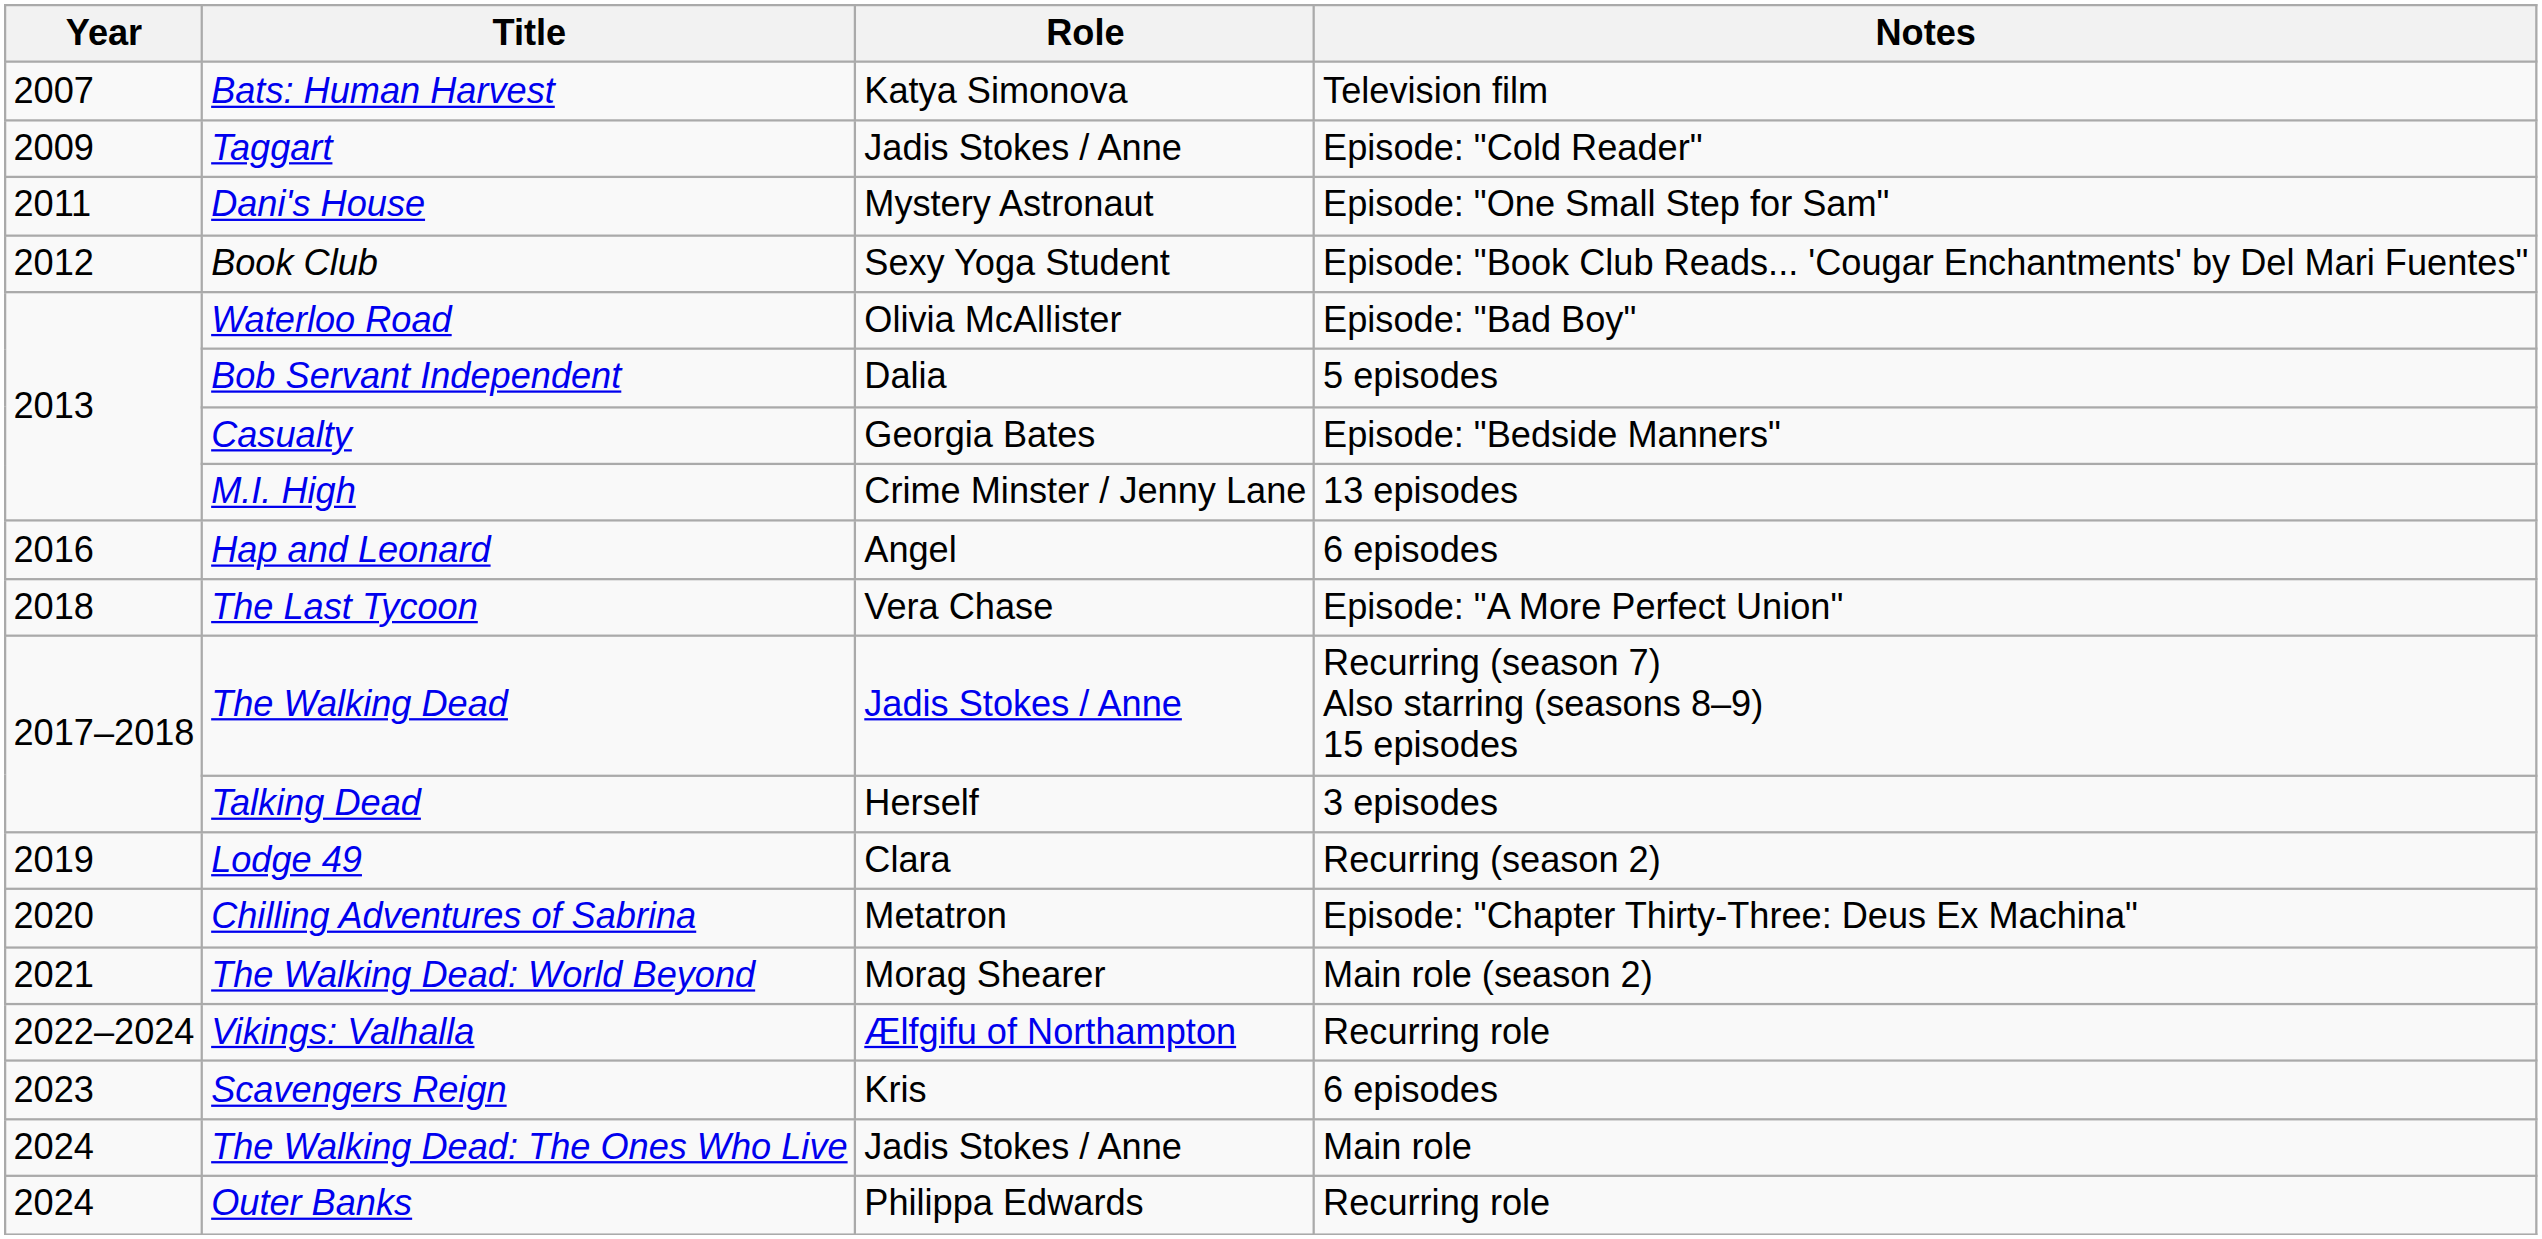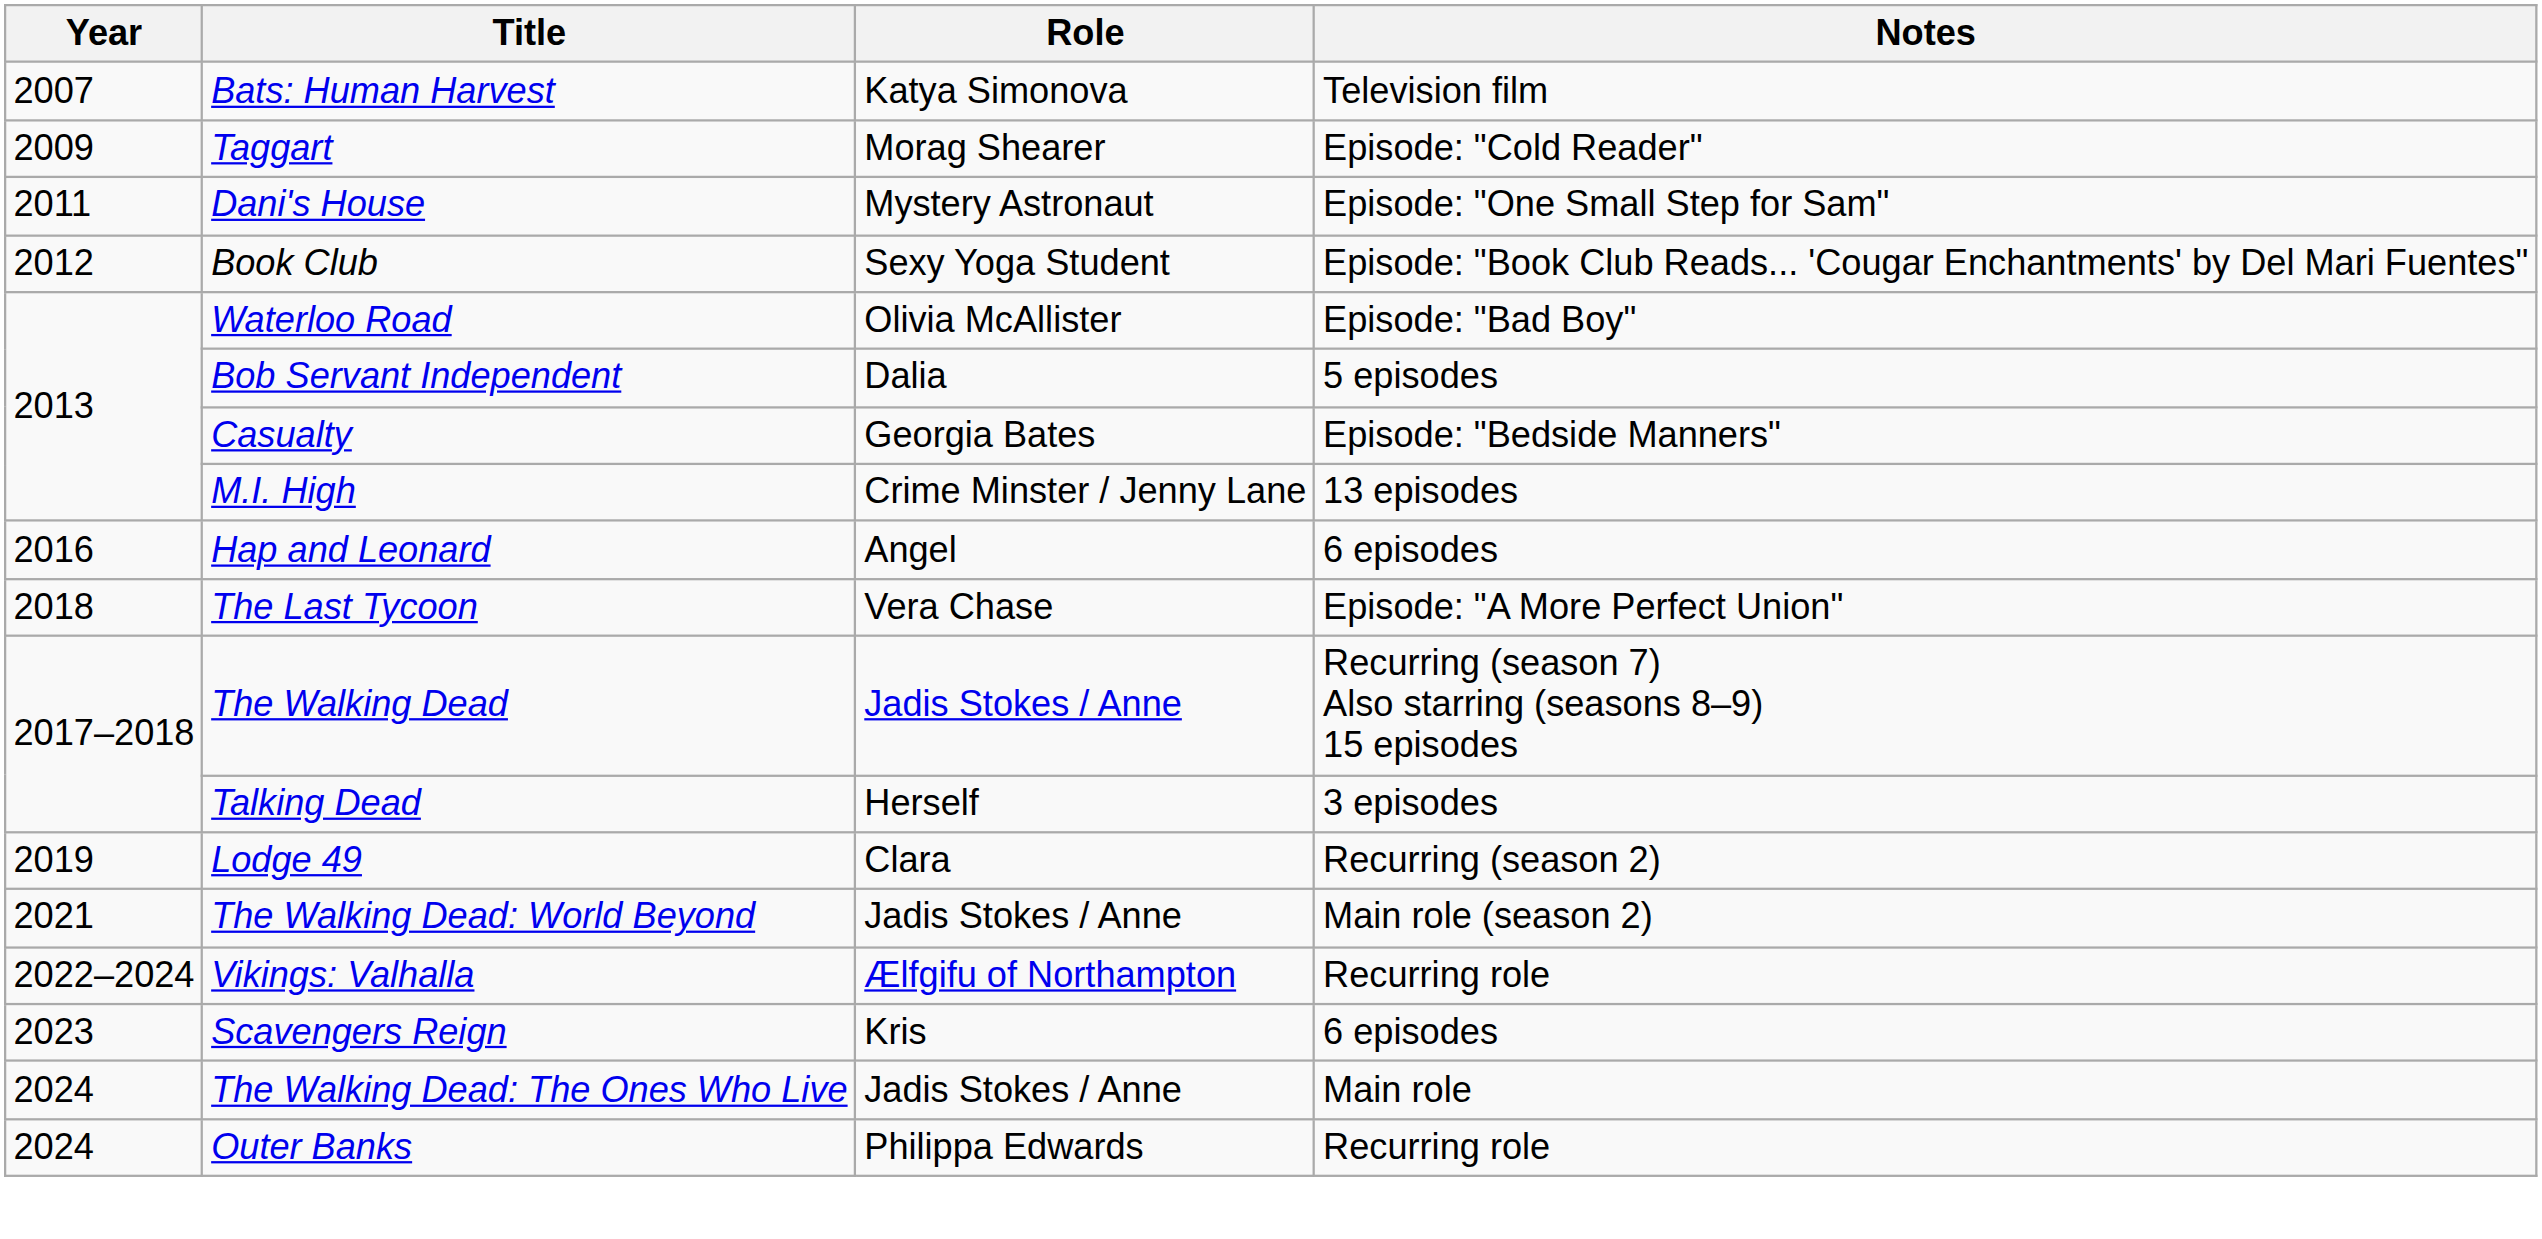(1023, 147) Jadis Stokes / Anne -> (985, 147) Morag Shearer
- row: (454, 917)
(985, 974) Morag Shearer -> (1023, 917) Jadis Stokes / Anne
